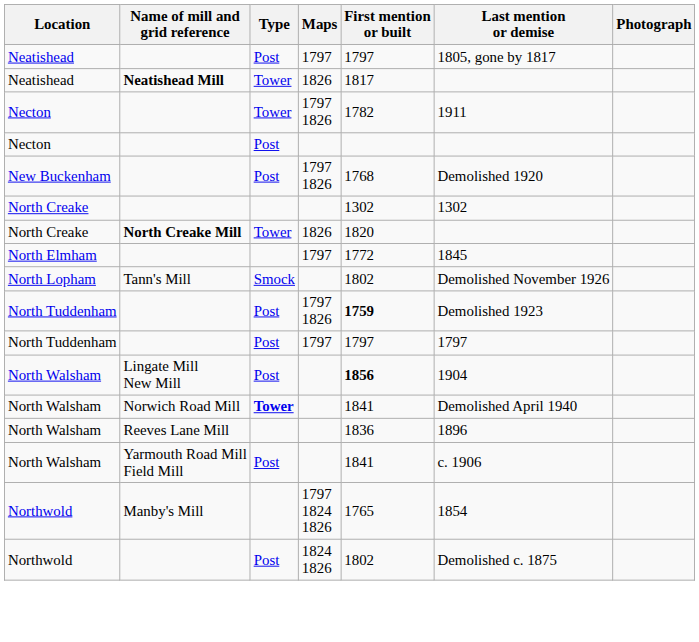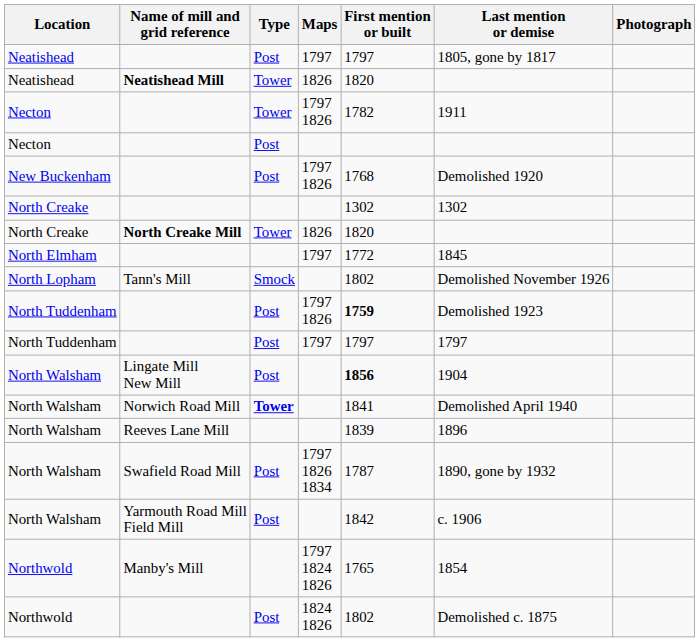(359, 80) 1817 -> (359, 80) 1820
(359, 430) 1836 -> (359, 430) 1839
+ row: (54, 470)
(359, 462) 1841 -> (359, 519) 1842
